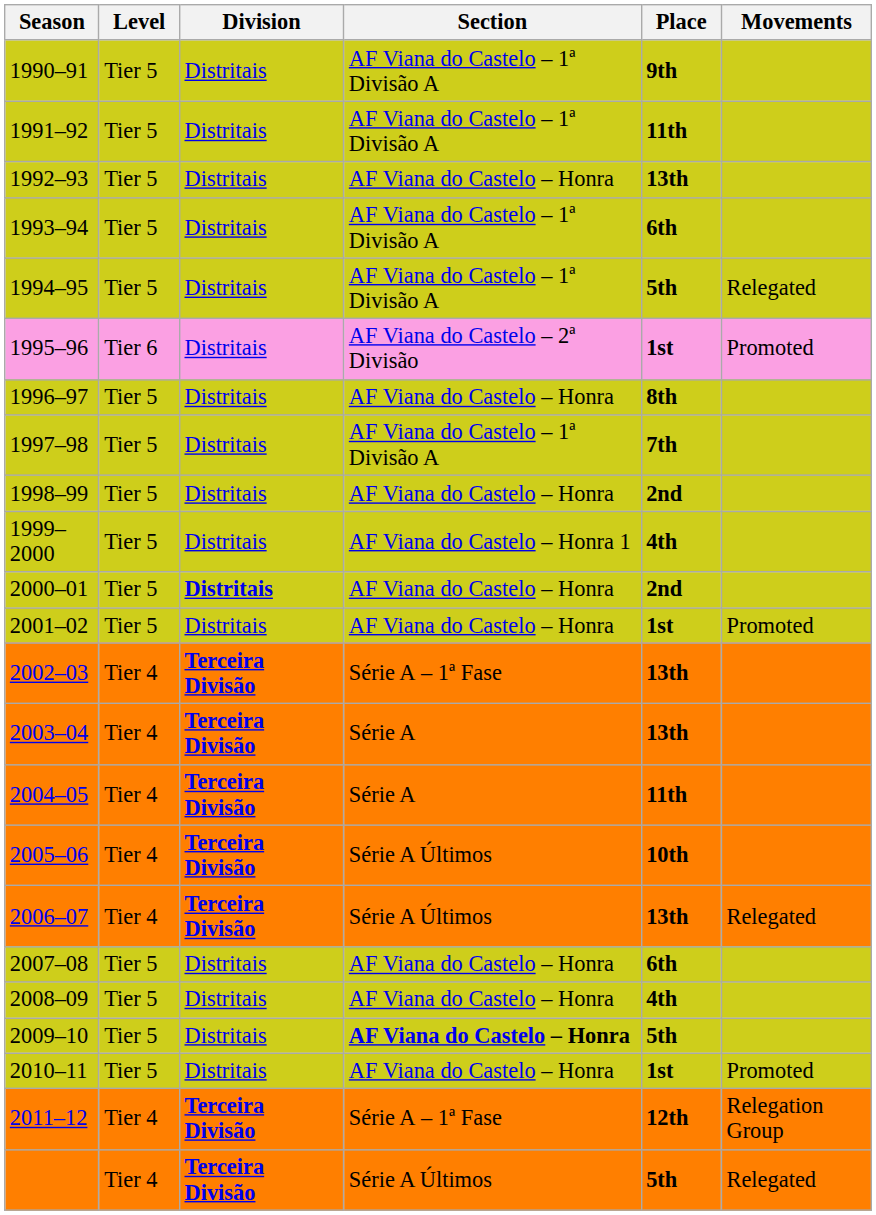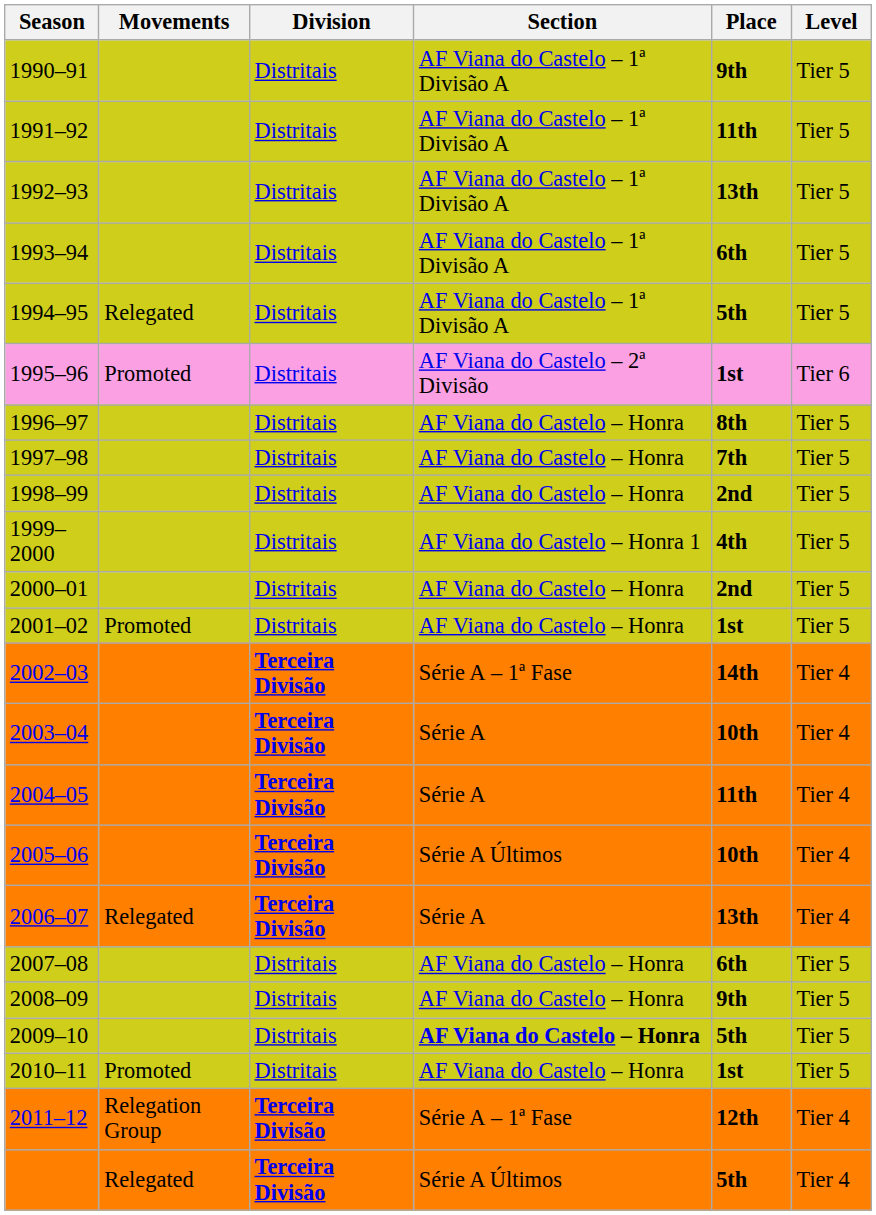columns swapped: (139, 22) <-> (796, 22)
(481, 179) AF Viana do Castelo – Honra -> (532, 191) AF Viana do Castelo – 1ª Divisão A
(462, 445) AF Viana do Castelo – 1ª Divisão A -> (551, 457) AF Viana do Castelo – Honra
(229, 589) bold -> (296, 589) normal
(667, 673) 13th -> (737, 673) 14th
(667, 733) 13th -> (737, 733) 10th
(420, 915) Série A Últimos -> (452, 915) Série A
(662, 999) 4th -> (732, 999) 9th
